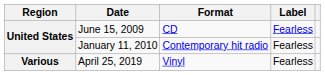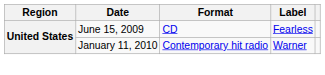(293, 45) Fearless -> (290, 45) Warner
- row: (110, 62)
